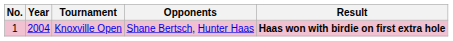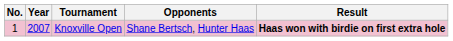(39, 28) 2004 -> (39, 28) 2007
